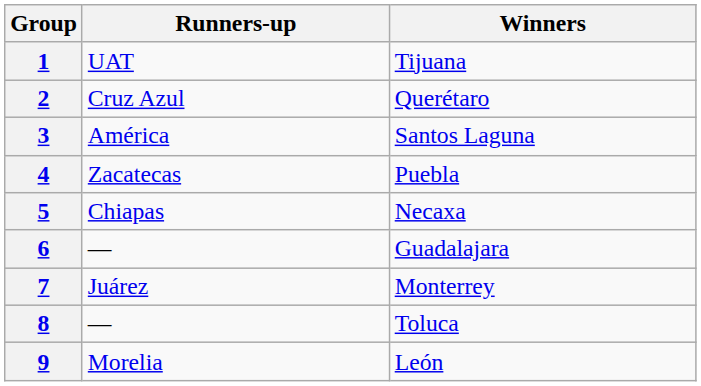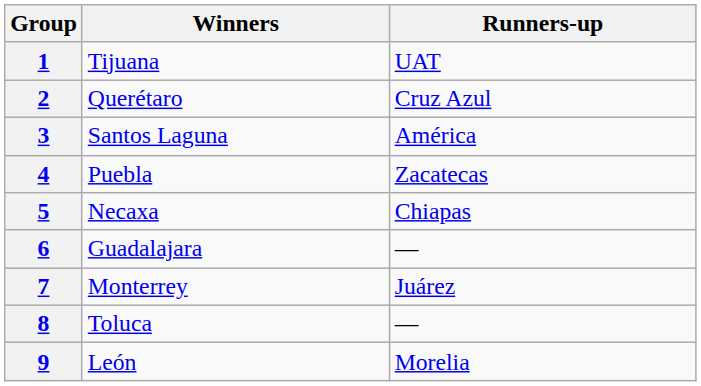columns swapped: (543, 23) <-> (236, 23)
